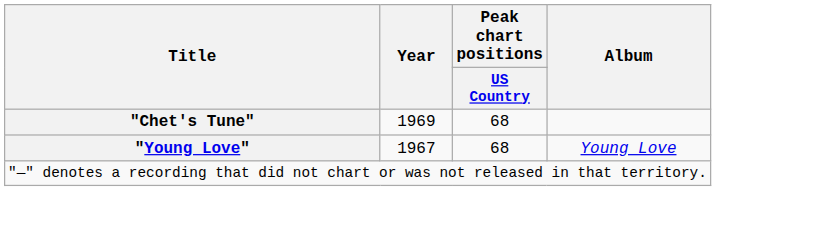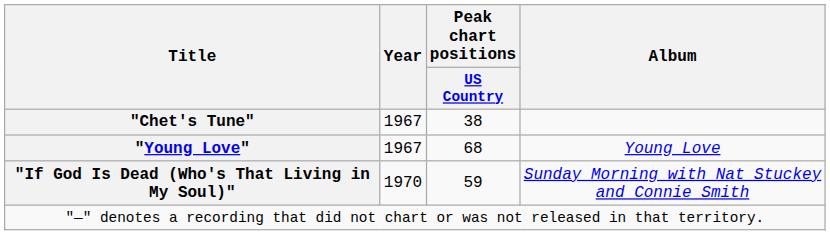(416, 122) 1969 -> (403, 122) 1967
(500, 122) 68 -> (473, 122) 38
+ row: (192, 183)
